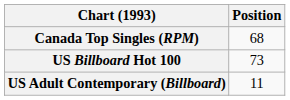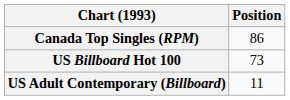(257, 38) 68 -> (257, 38) 86
